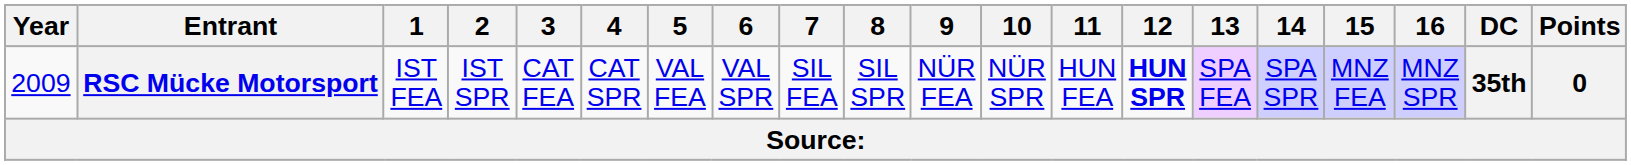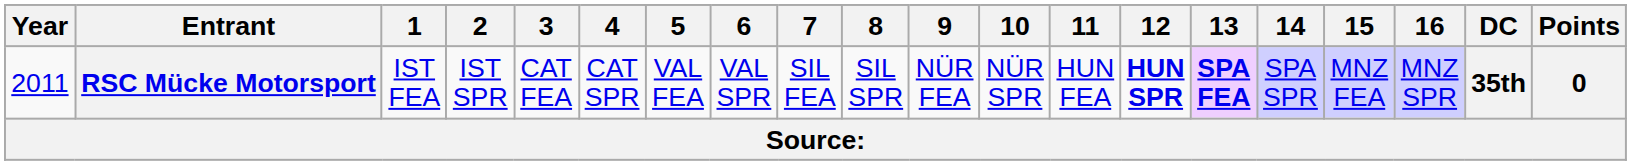(41, 82) 2009 -> (40, 82) 2011
(1225, 82) normal -> (1224, 82) bold
